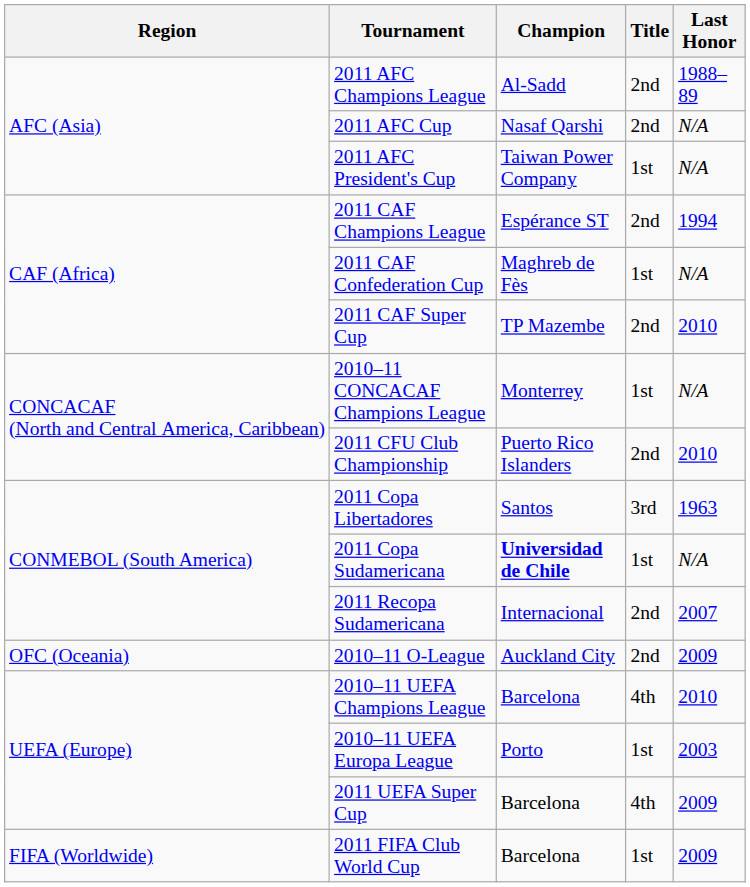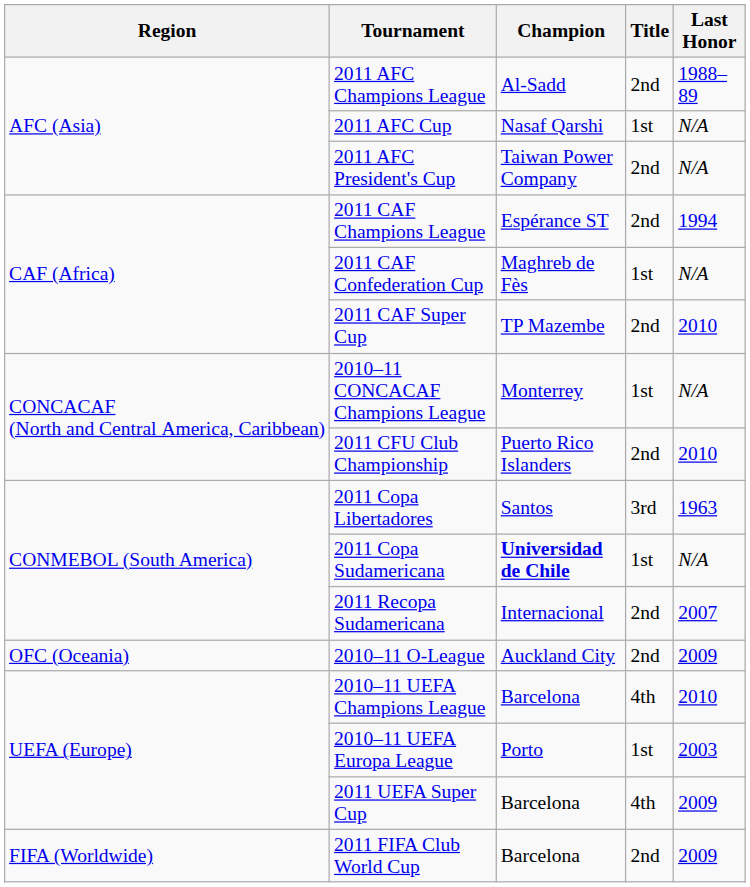(645, 125) 2nd -> (642, 125) 1st
(642, 167) 1st -> (645, 167) 2nd
(642, 855) 1st -> (645, 855) 2nd
